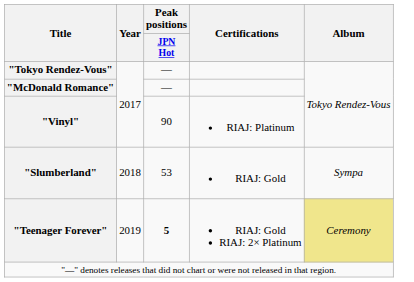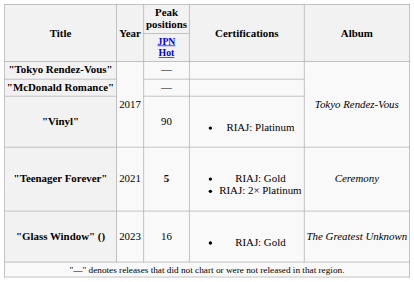- row: (60, 173)
(130, 230) 2019 -> (130, 179) 2021
(349, 230) khaki background -> (357, 179) no background
+ row: (60, 236)
